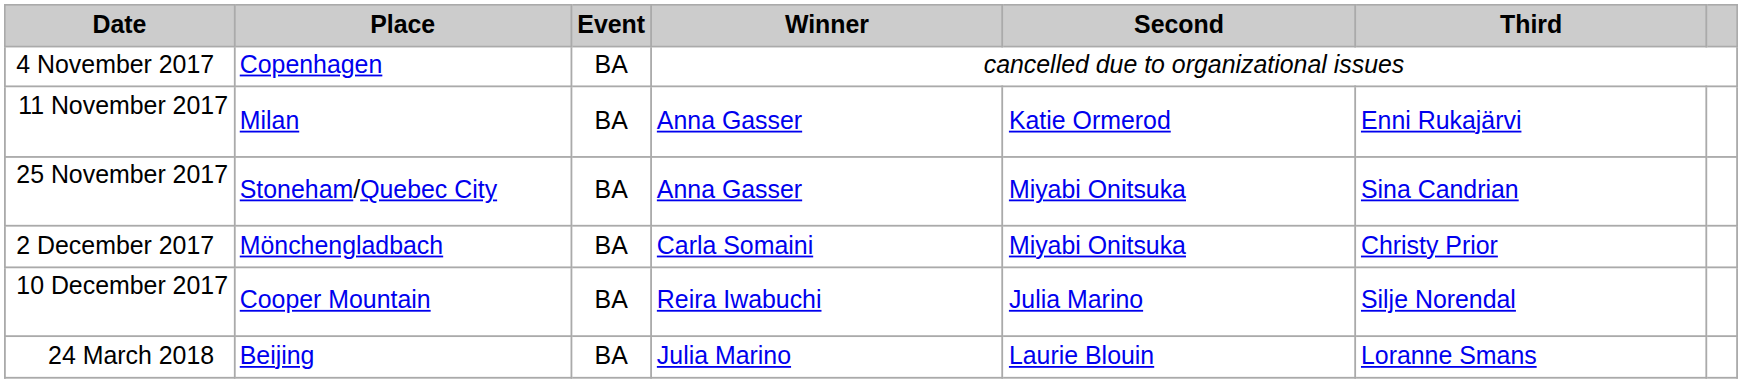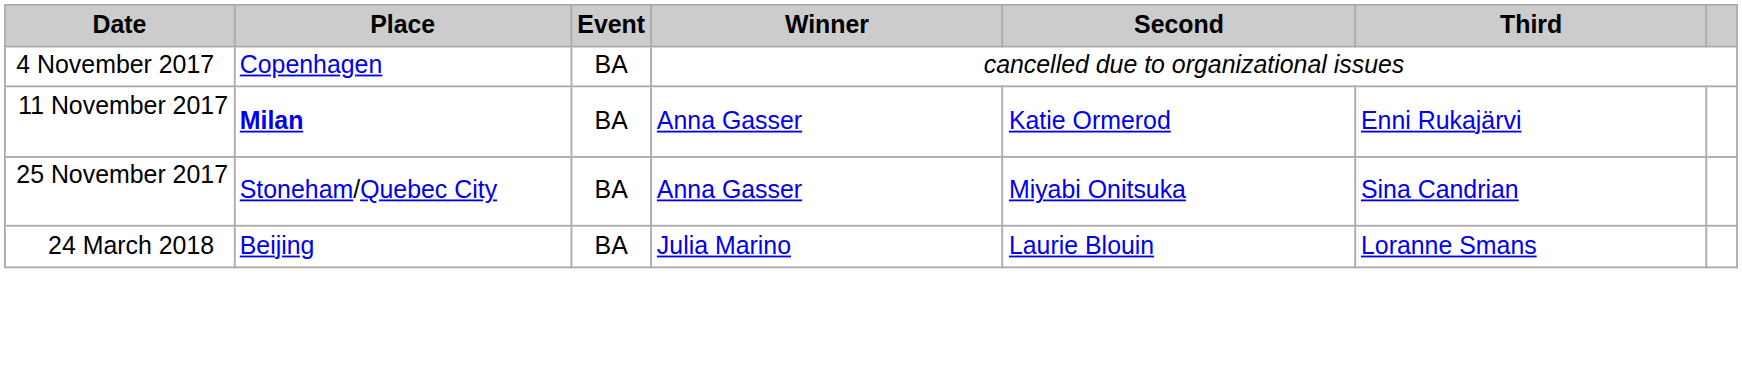(269, 120) normal -> (272, 120) bold
- row: (122, 245)
- row: (122, 300)
